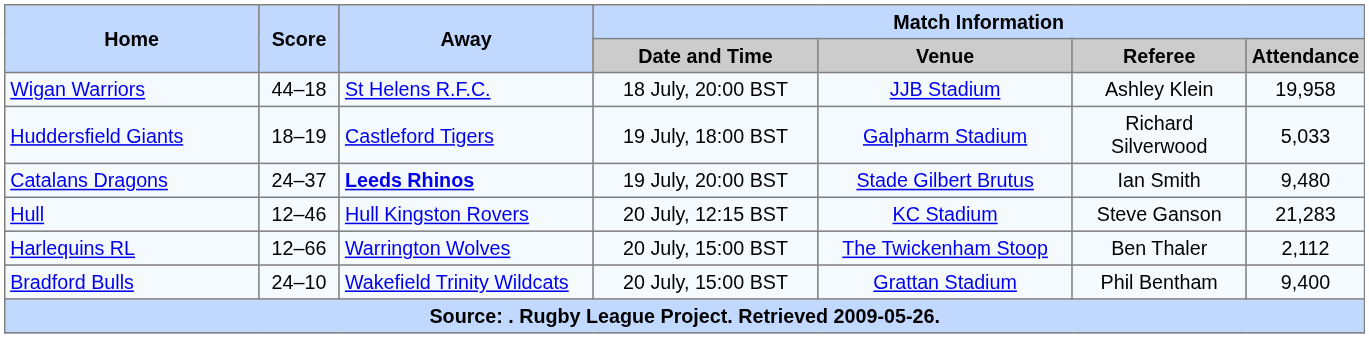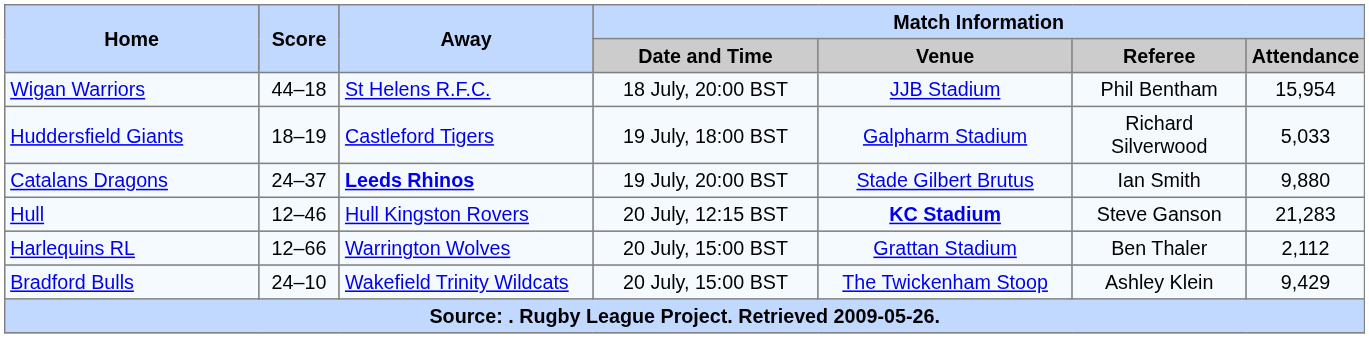(1159, 89) Ashley Klein -> (1159, 89) Phil Bentham
(1306, 89) 19,958 -> (1306, 89) 15,954
(1305, 180) 9,480 -> (1305, 180) 9,880
(945, 214) normal -> (945, 214) bold
(945, 248) The Twickenham Stoop -> (945, 248) Grattan Stadium
(945, 282) Grattan Stadium -> (945, 282) The Twickenham Stoop
(1159, 282) Phil Bentham -> (1159, 282) Ashley Klein
(1305, 282) 9,400 -> (1305, 282) 9,429
